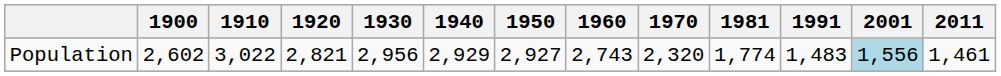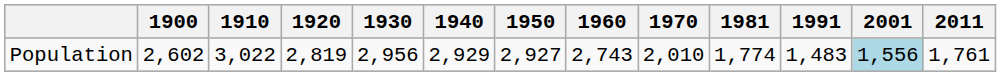(316, 55) 2,821 -> (316, 55) 2,819
(673, 55) 2,320 -> (673, 55) 2,010
(959, 55) 1,461 -> (959, 55) 1,761
